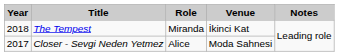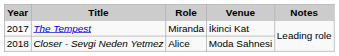(18, 28) 2018 -> (18, 28) 2017
(18, 44) 2017 -> (18, 44) 2018
